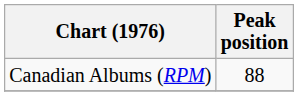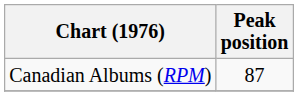(255, 74) 88 -> (255, 74) 87
